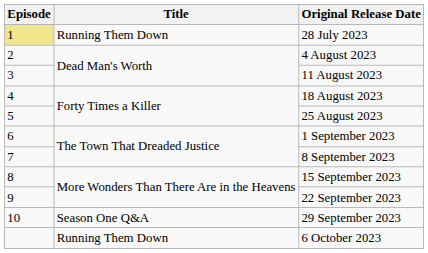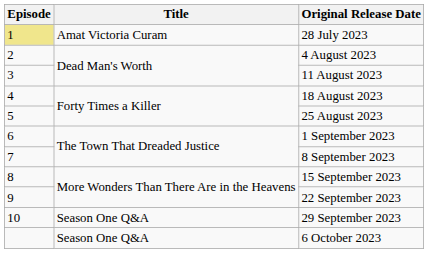(112, 34) Running Them Down -> (112, 34) Amat Victoria Curam
(112, 237) Running Them Down -> (103, 237) Season One Q&A
